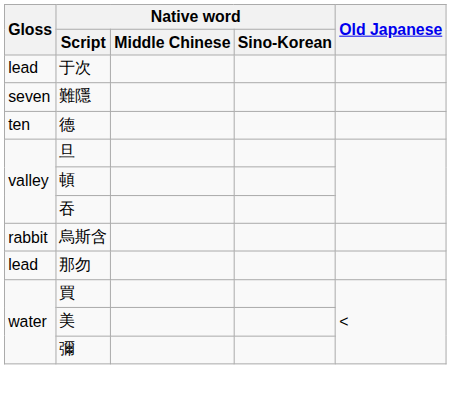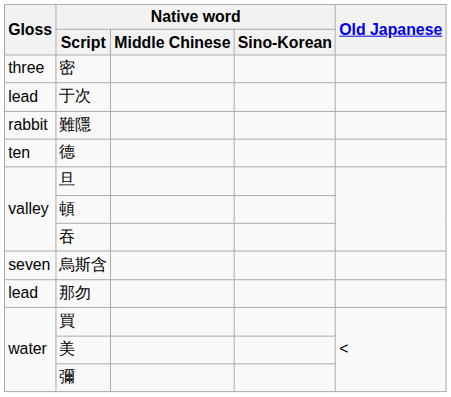+ row: (67, 68)
(29, 96) seven -> (28, 124) rabbit
(28, 237) rabbit -> (29, 265) seven
